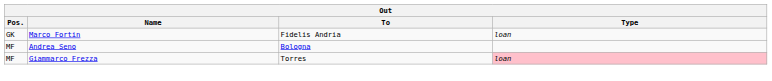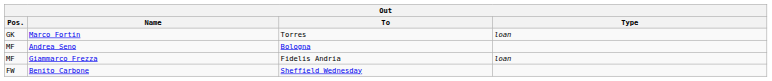(311, 34) Fidelis Andria -> (293, 34) Torres
(293, 58) Torres -> (311, 58) Fidelis Andria
(503, 58) pink background -> (503, 58) no background
+ row: (59, 70)
